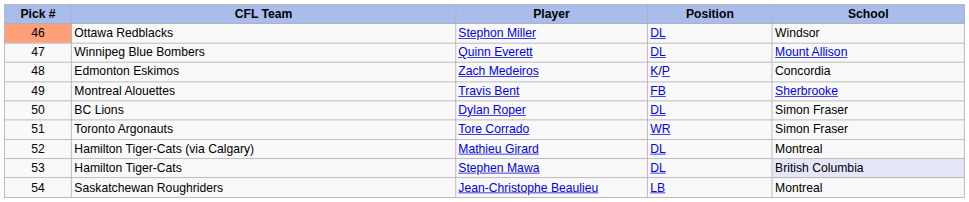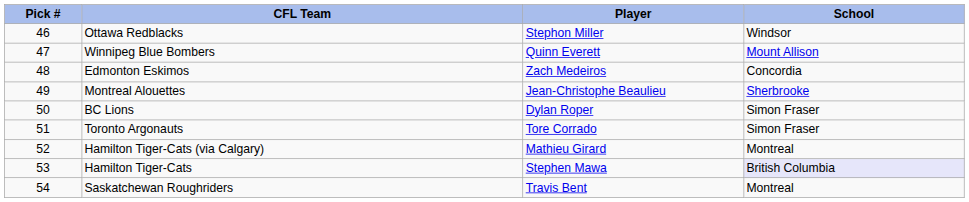- column: (710, 14)
(38, 33) lightsalmon background -> (43, 33) no background
(489, 91) Travis Bent -> (596, 91) Jean-Christophe Beaulieu
(528, 187) Jean-Christophe Beaulieu -> (556, 187) Travis Bent
